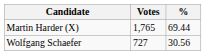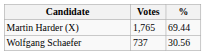(140, 43) 727 -> (140, 43) 737
